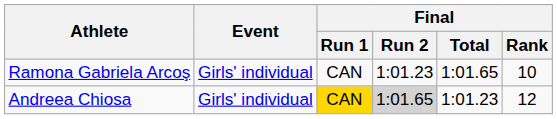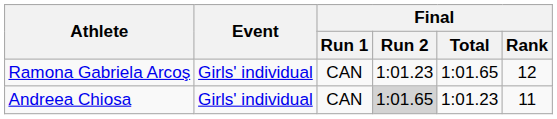(527, 72) 10 -> (527, 72) 12
(344, 99) gold background -> (344, 99) no background
(527, 99) 12 -> (527, 99) 11
